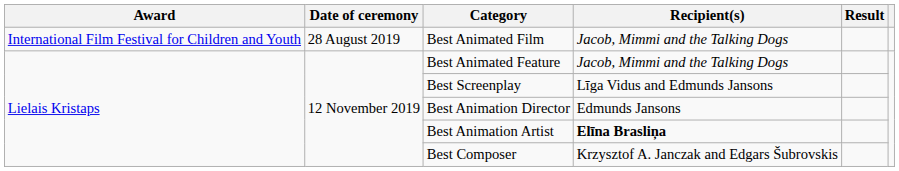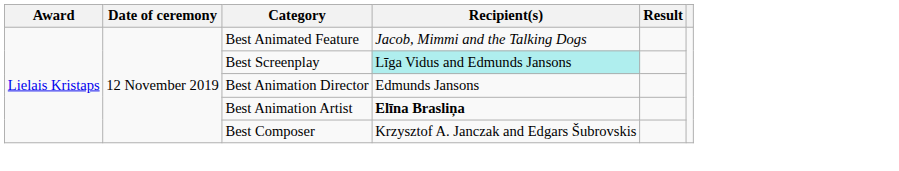- row: (485, 39)
(675, 85) no background -> (473, 62) paleturquoise background
